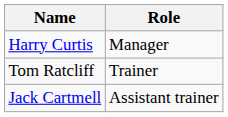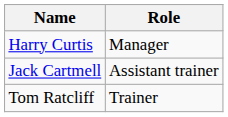rows swapped: (51, 71) <-> (55, 97)
